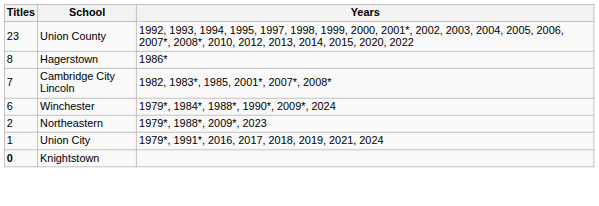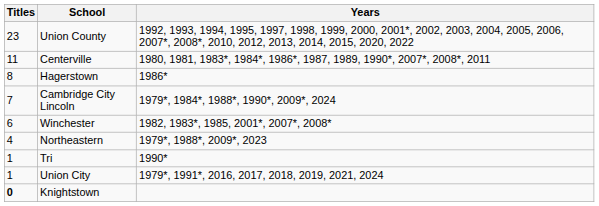+ row: (66, 59)
(235, 83) 1982, 1983*, 1985, 2001*, 2007*, 2008* -> (237, 100) 1979*, 1984*, 1988*, 1990*, 2009*, 2024
(237, 106) 1979*, 1984*, 1988*, 1990*, 2009*, 2024 -> (235, 123) 1982, 1983*, 1985, 2001*, 2007*, 2008*
(10, 123) 2 -> (10, 141) 4
+ row: (46, 158)
